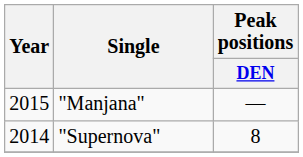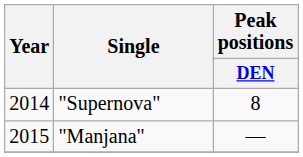rows swapped: (109, 135) <-> (102, 104)
